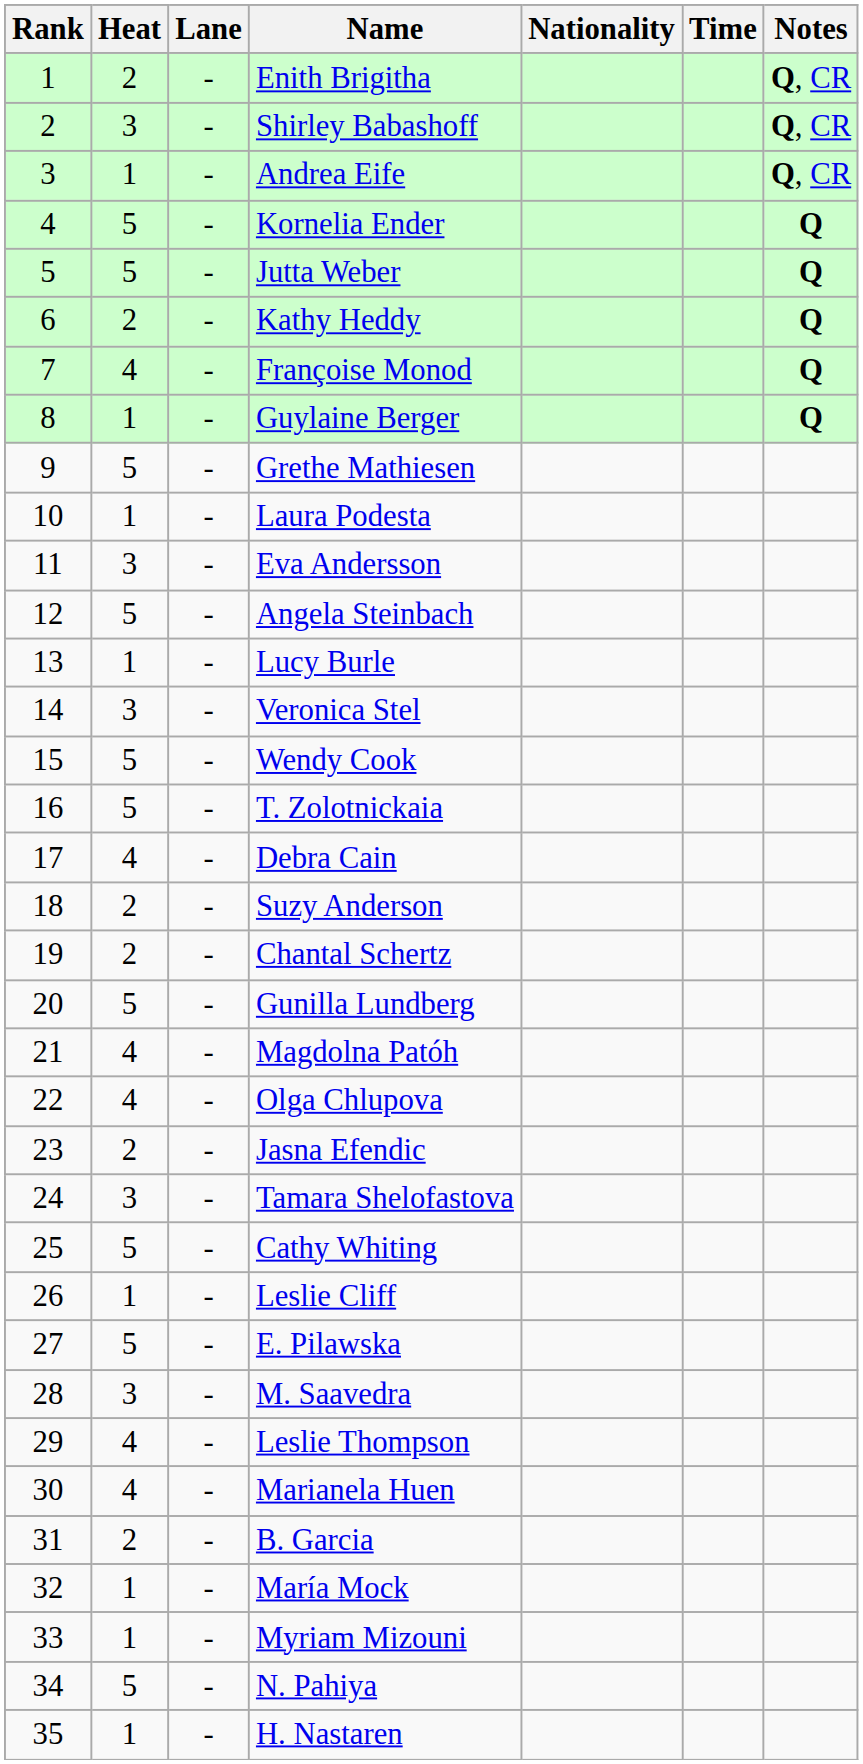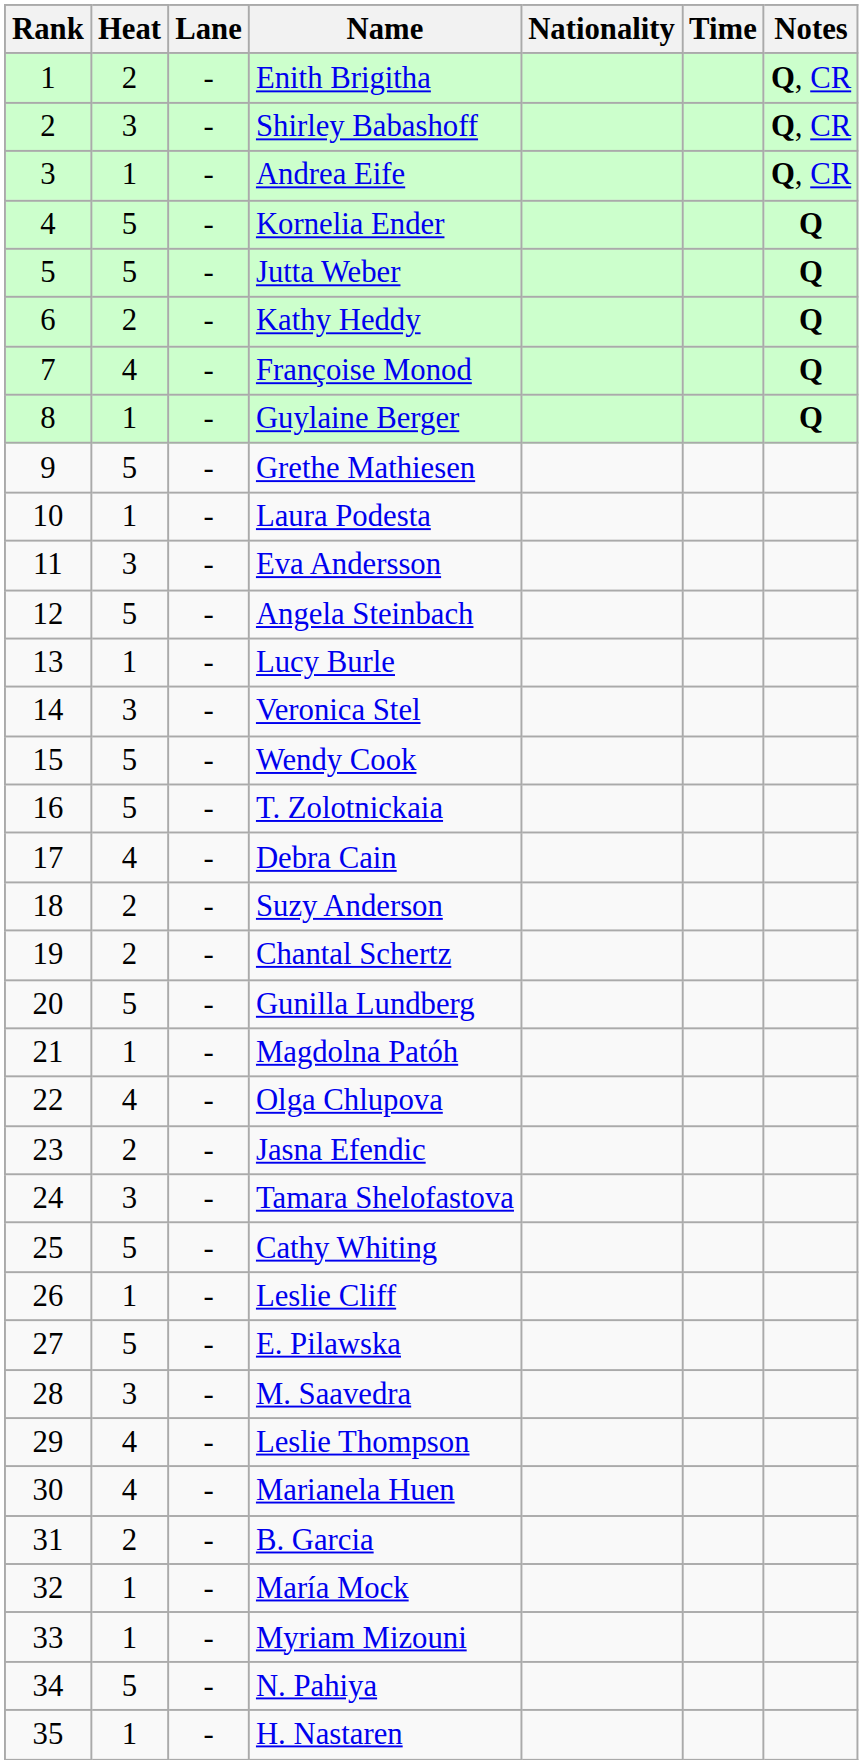(129, 1051) 4 -> (129, 1051) 1
